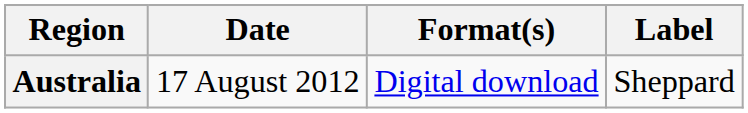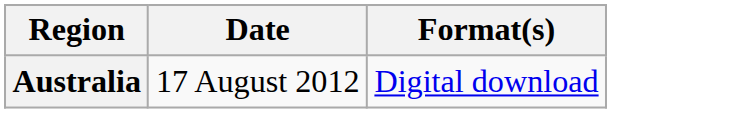- column: (674, 30)
